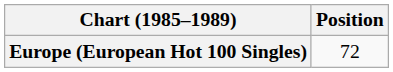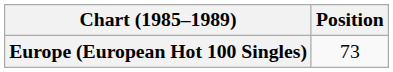(350, 51) 72 -> (350, 51) 73
